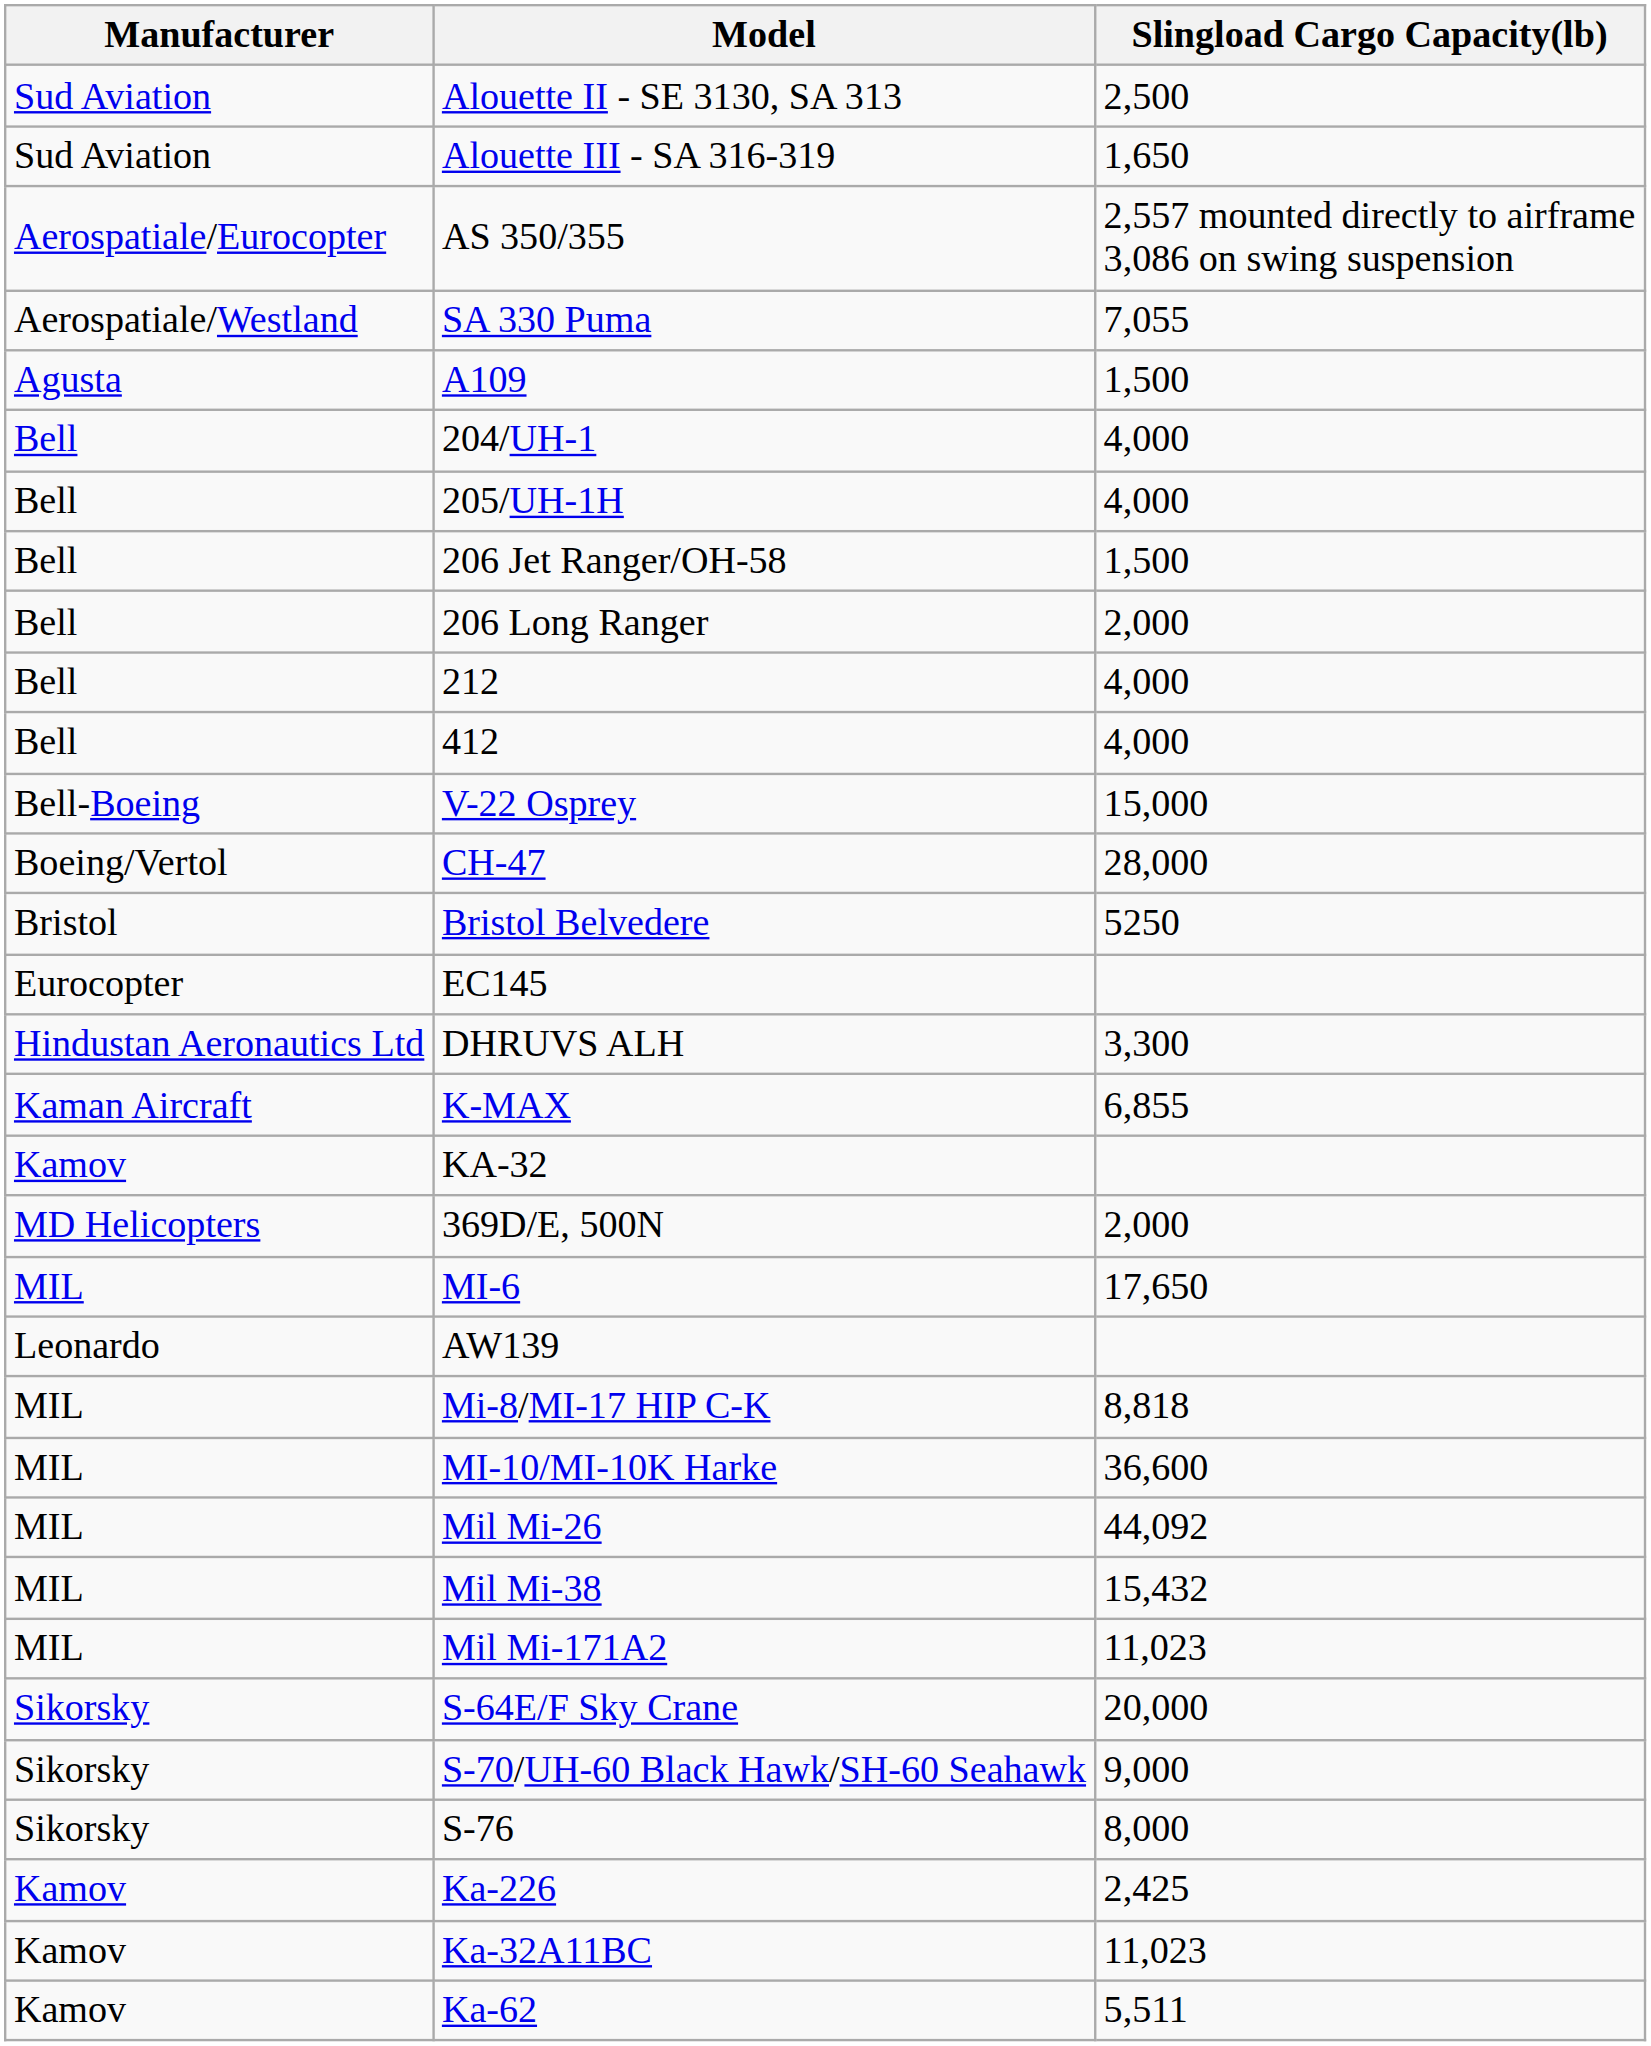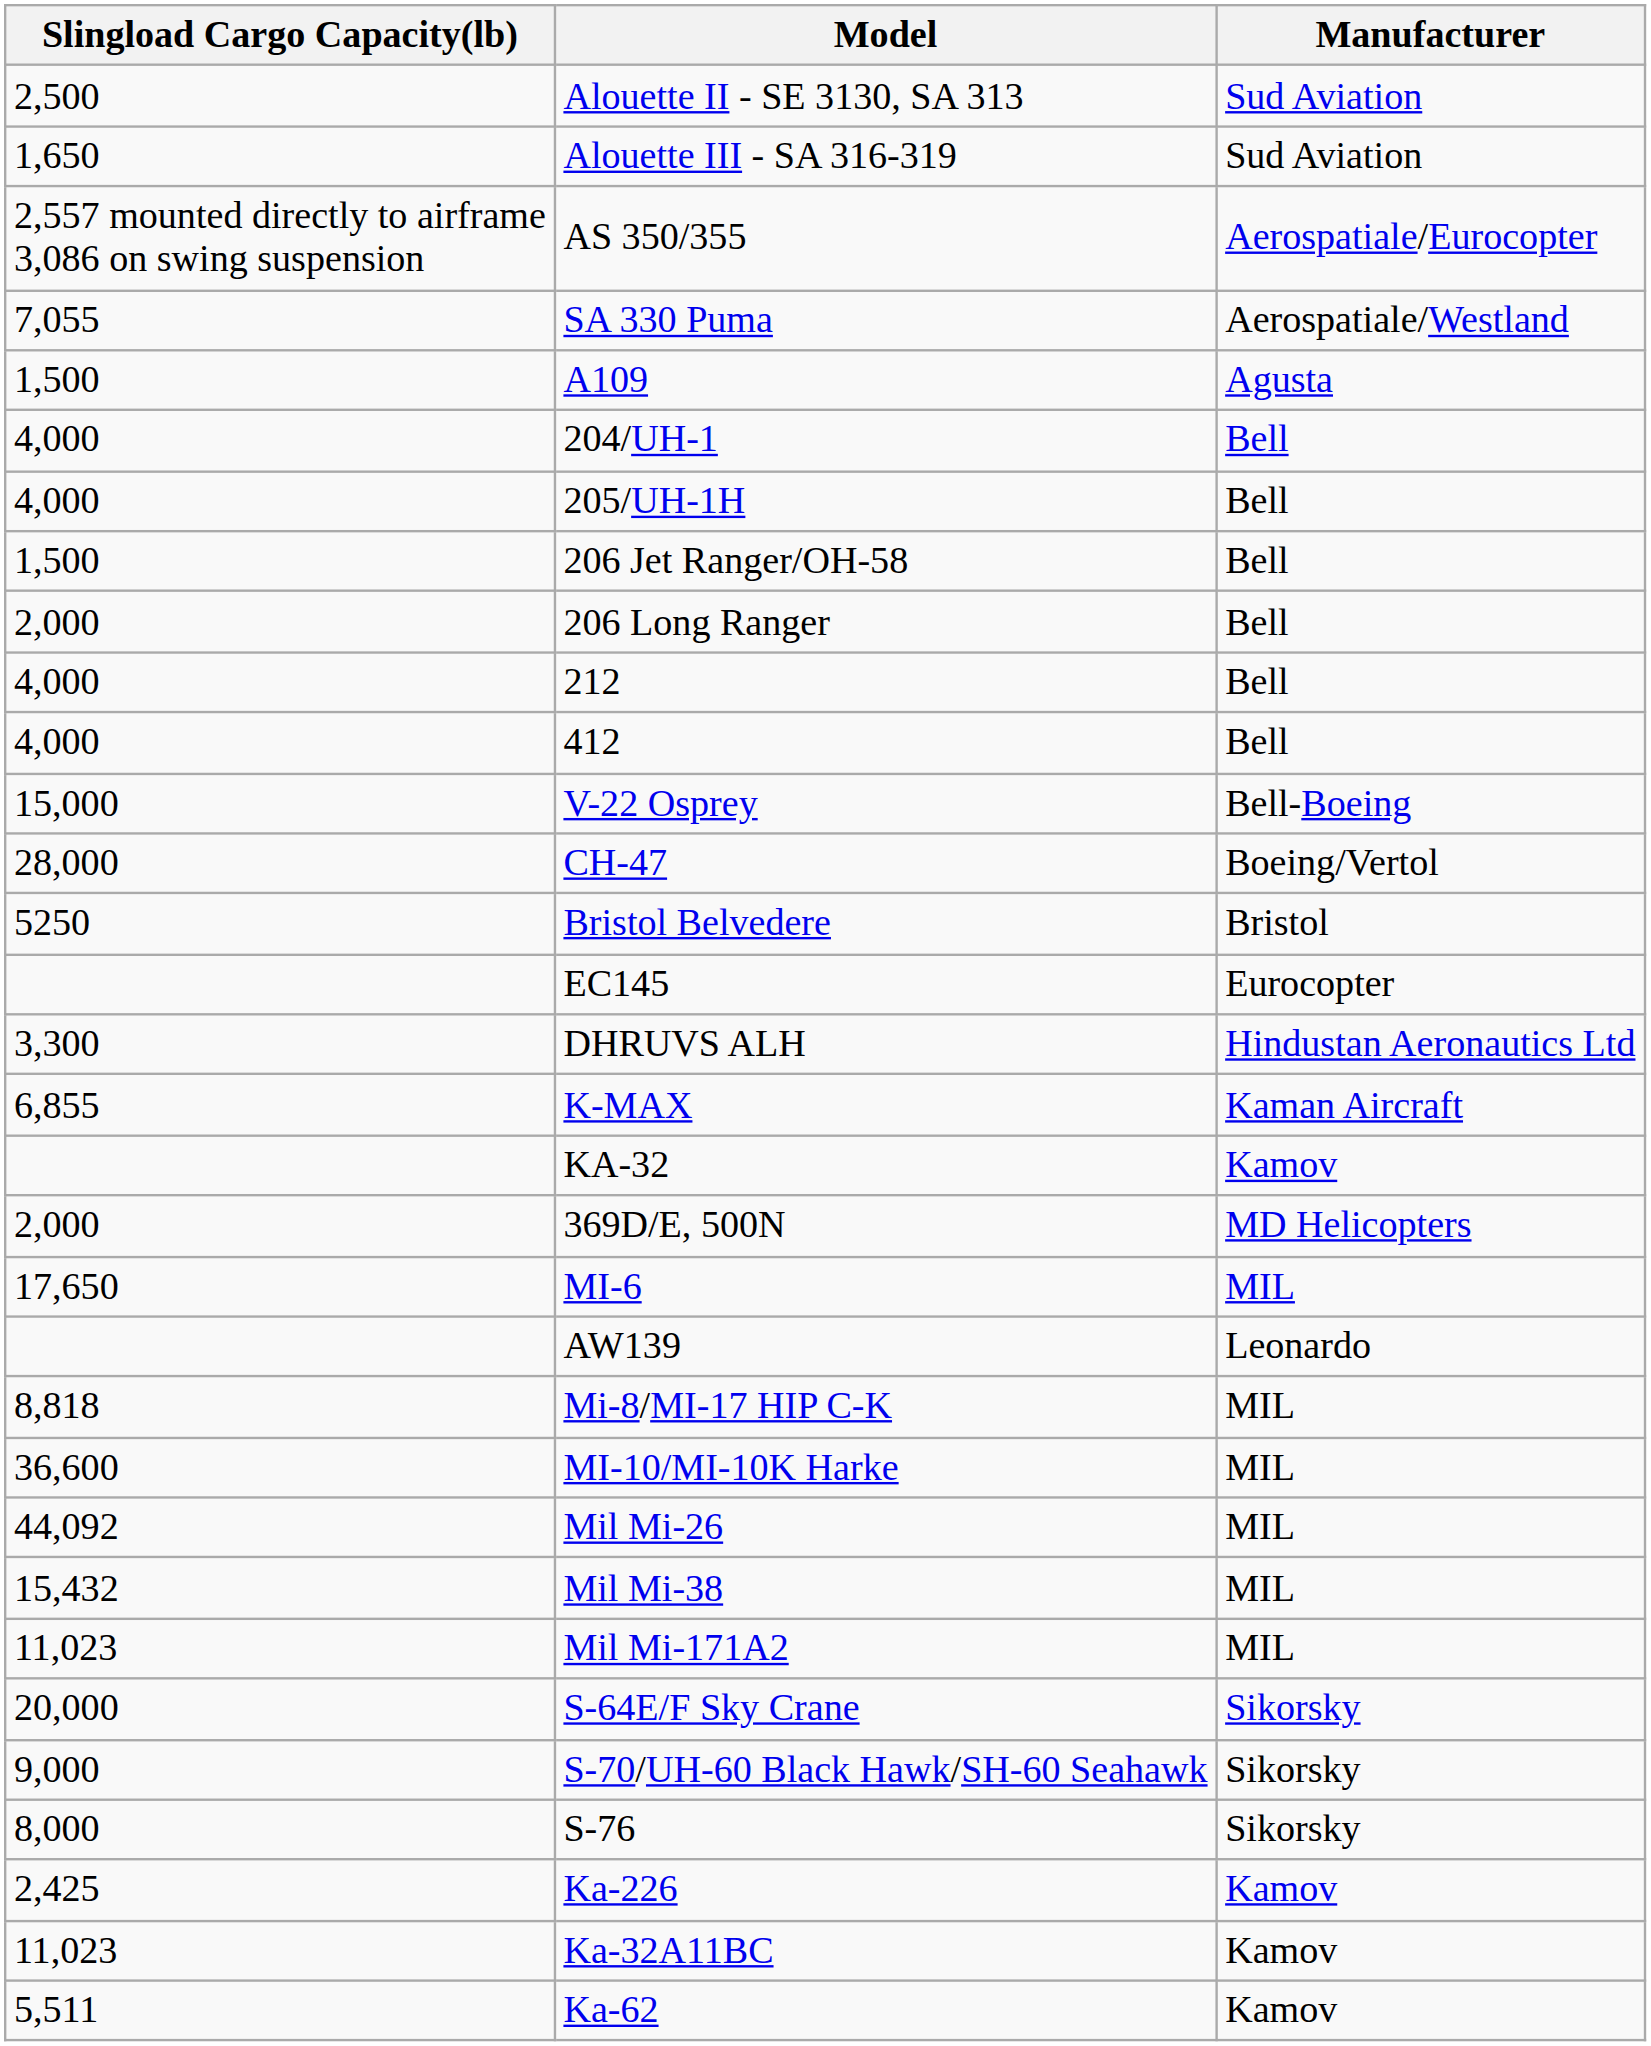columns swapped: (219, 34) <-> (1370, 34)
